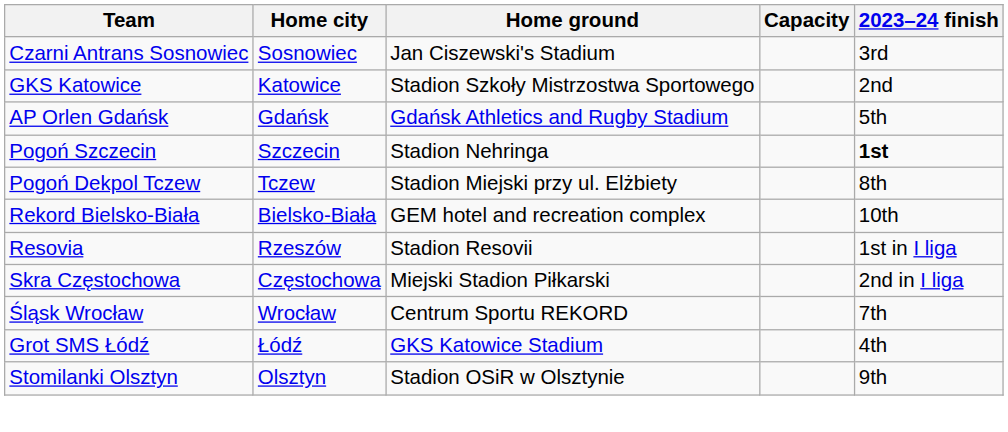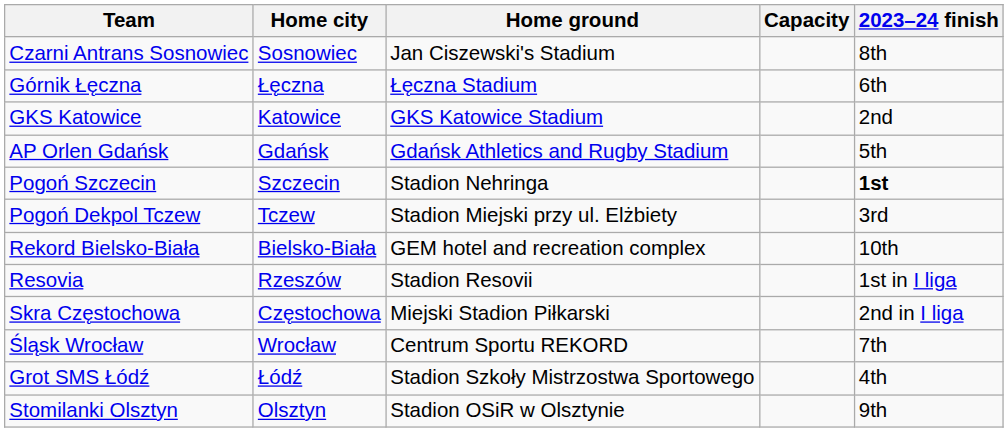(874, 53) 3rd -> (873, 53) 8th
+ row: (75, 85)
(572, 85) Stadion Szkoły Mistrzostwa Sportowego -> (497, 118) GKS Katowice Stadium
(873, 183) 8th -> (874, 215) 3rd
(497, 345) GKS Katowice Stadium -> (572, 378) Stadion Szkoły Mistrzostwa Sportowego
